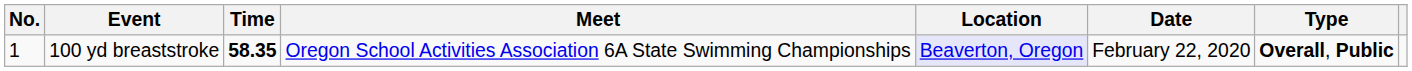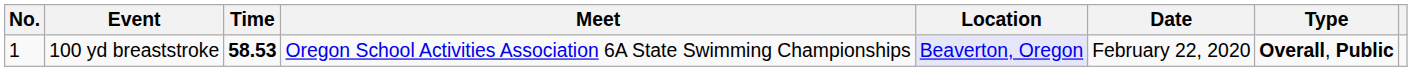(252, 50) 58.35 -> (252, 50) 58.53
